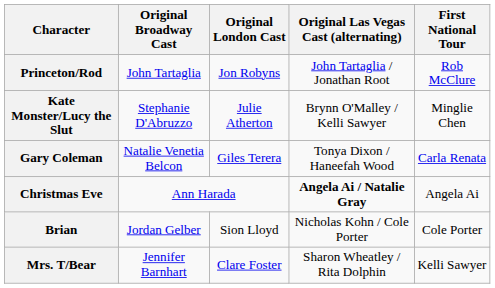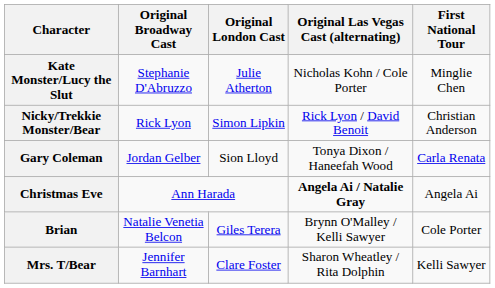- row: (61, 72)
(352, 115) Brynn O'Malley / Kelli Sawyer -> (351, 79) Nicholas Kohn / Cole Porter
+ row: (61, 122)
(164, 158) Natalie Venetia Belcon -> (163, 158) Jordan Gelber
(249, 158) Giles Terera -> (249, 158) Sion Lloyd
(164, 229) Jordan Gelber -> (163, 229) Natalie Venetia Belcon
(249, 229) Sion Lloyd -> (249, 229) Giles Terera
(352, 229) Nicholas Kohn / Cole Porter -> (351, 229) Brynn O'Malley / Kelli Sawyer
